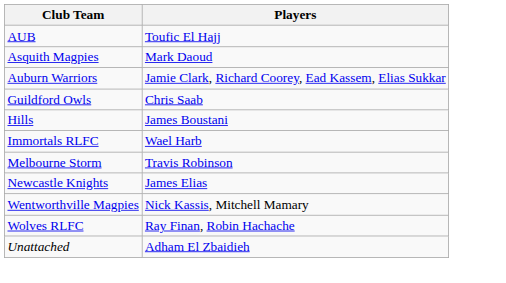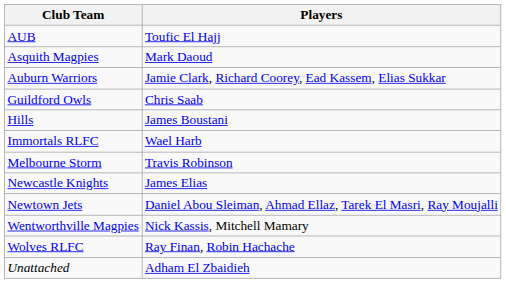+ row: (45, 204)
